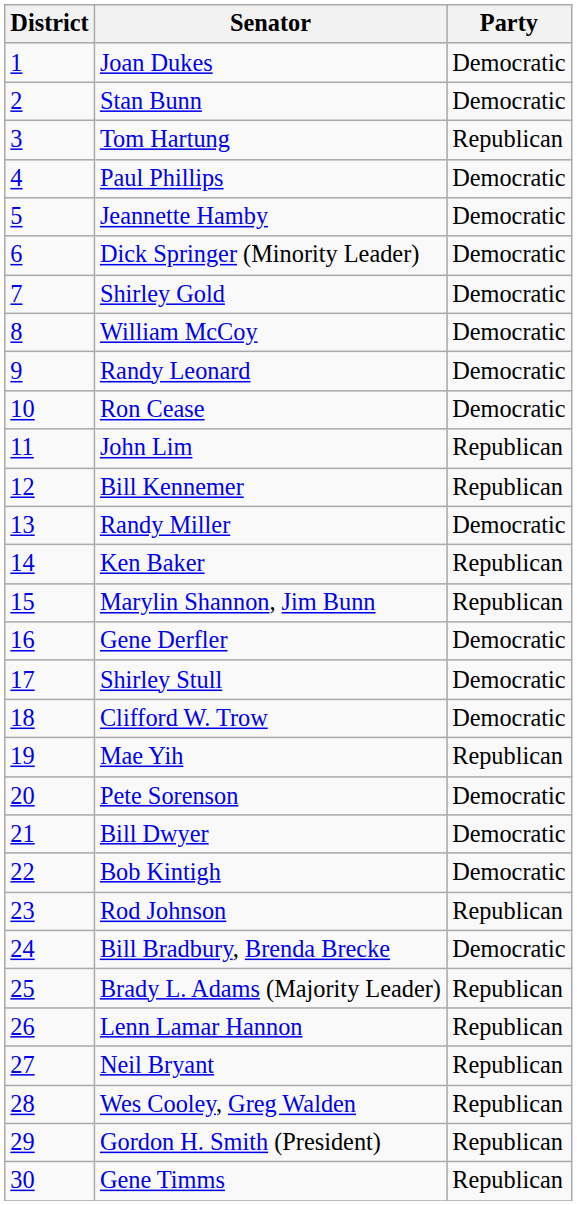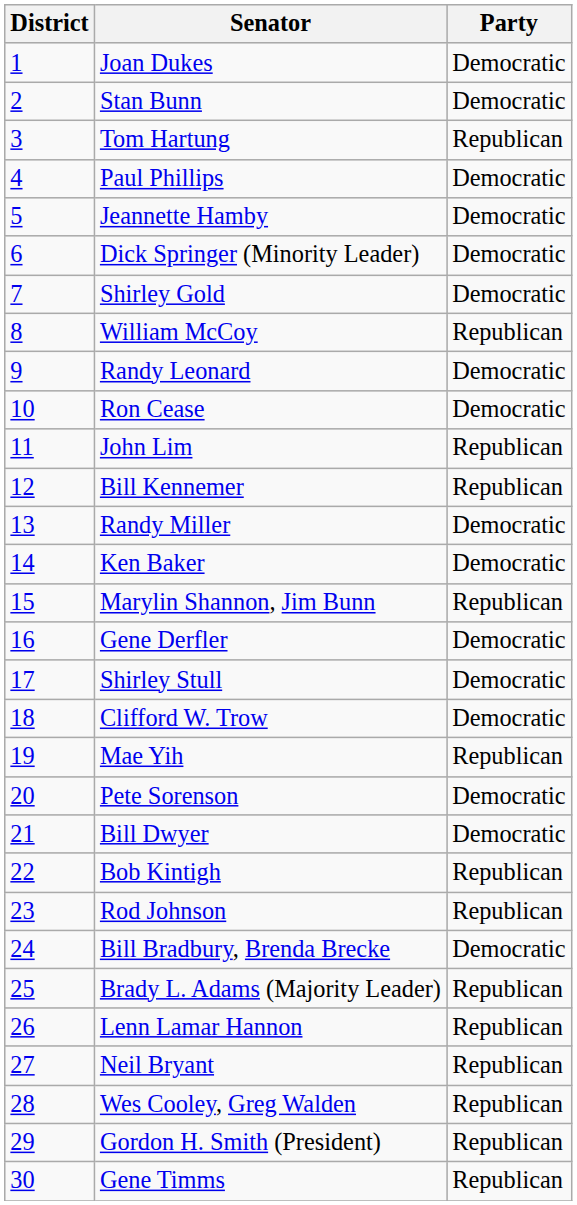(509, 332) Democratic -> (508, 332) Republican
(508, 563) Republican -> (509, 563) Democratic
(509, 872) Democratic -> (508, 872) Republican
